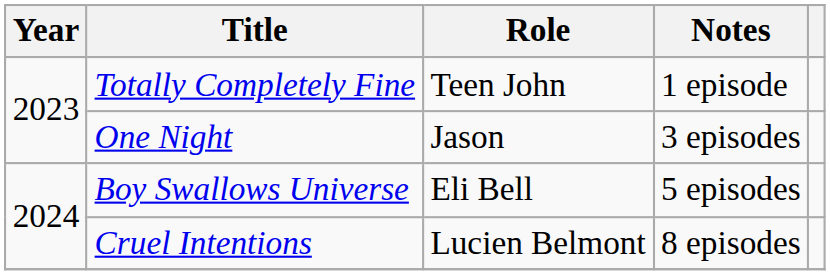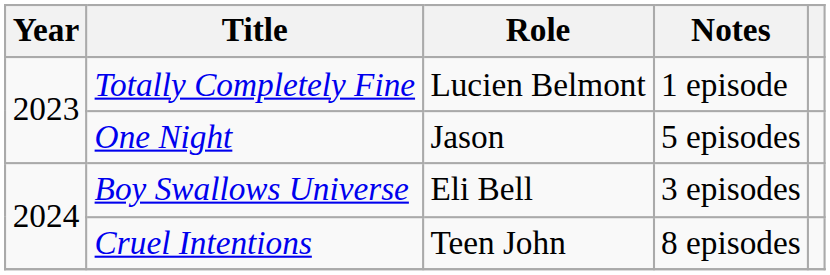(498, 83) Teen John -> (538, 83) Lucien Belmont
(731, 136) 3 episodes -> (731, 136) 5 episodes
(731, 189) 5 episodes -> (731, 189) 3 episodes
(538, 242) Lucien Belmont -> (498, 242) Teen John
